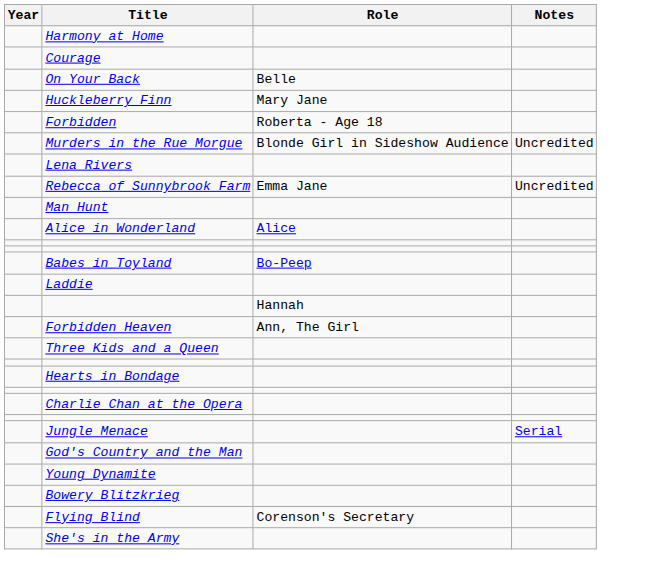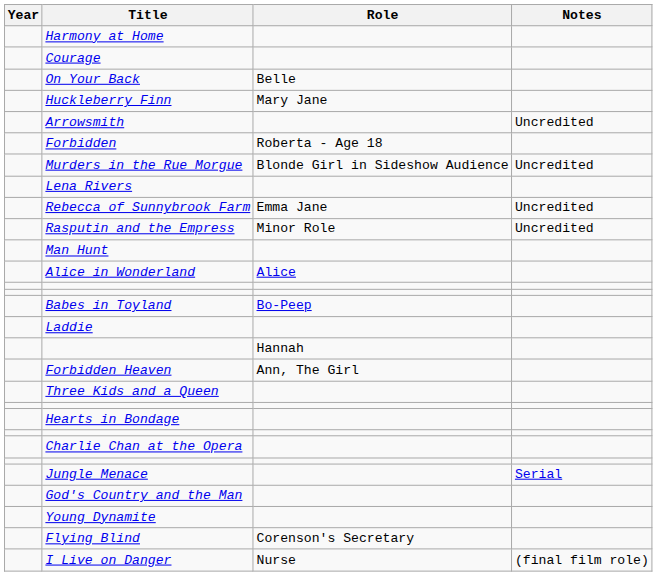+ row: (85, 122)
+ row: (140, 229)
- row: (112, 496)
- row: (112, 539)
+ row: (108, 560)
